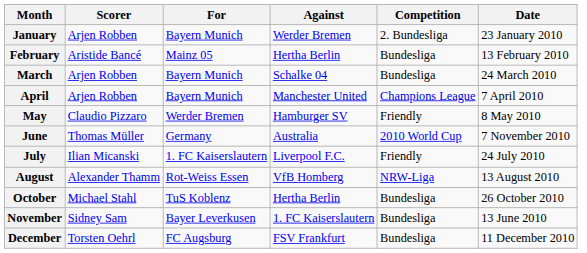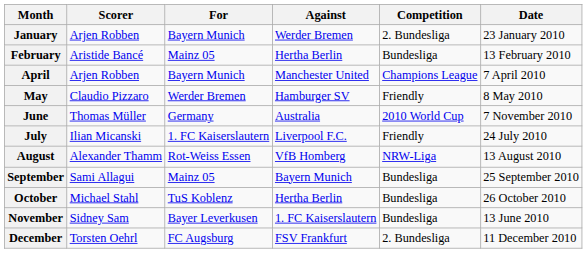- row: (35, 75)
+ row: (36, 177)
(408, 238) Bundesliga -> (416, 238) 2. Bundesliga
